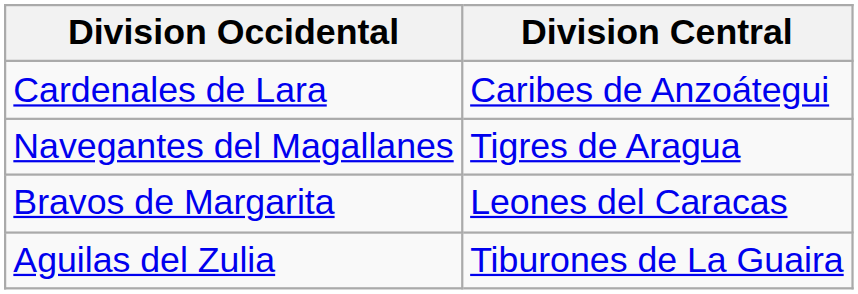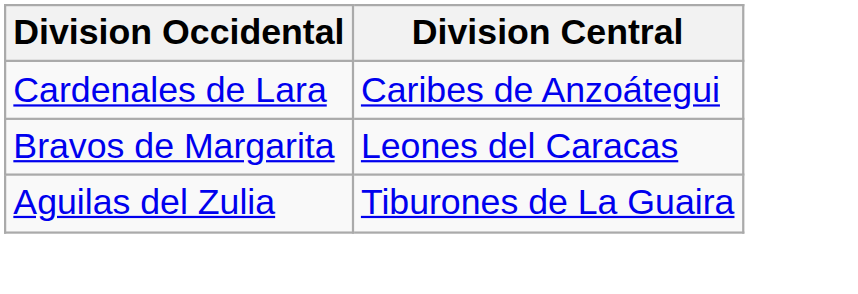- row: (234, 145)
